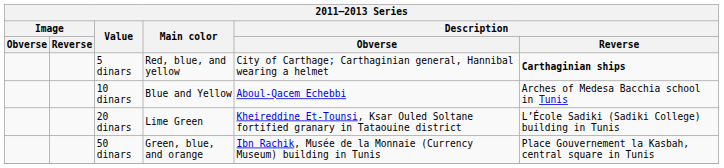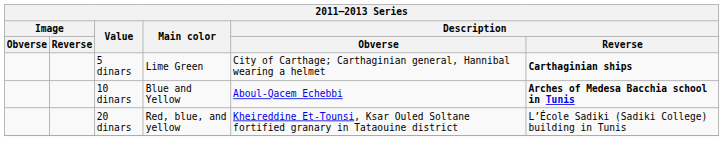(186, 66) Red, blue, and yellow -> (175, 66) Lime Green
(611, 94) normal -> (618, 94) bold
(174, 121) Lime Green -> (186, 121) Red, blue, and yellow
- row: (114, 149)
